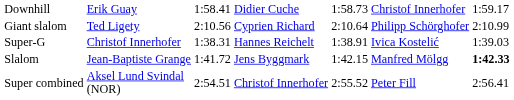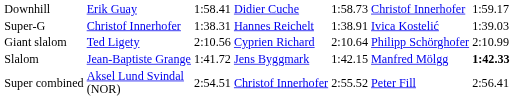rows swapped: (25, 42) <-> (36, 25)
